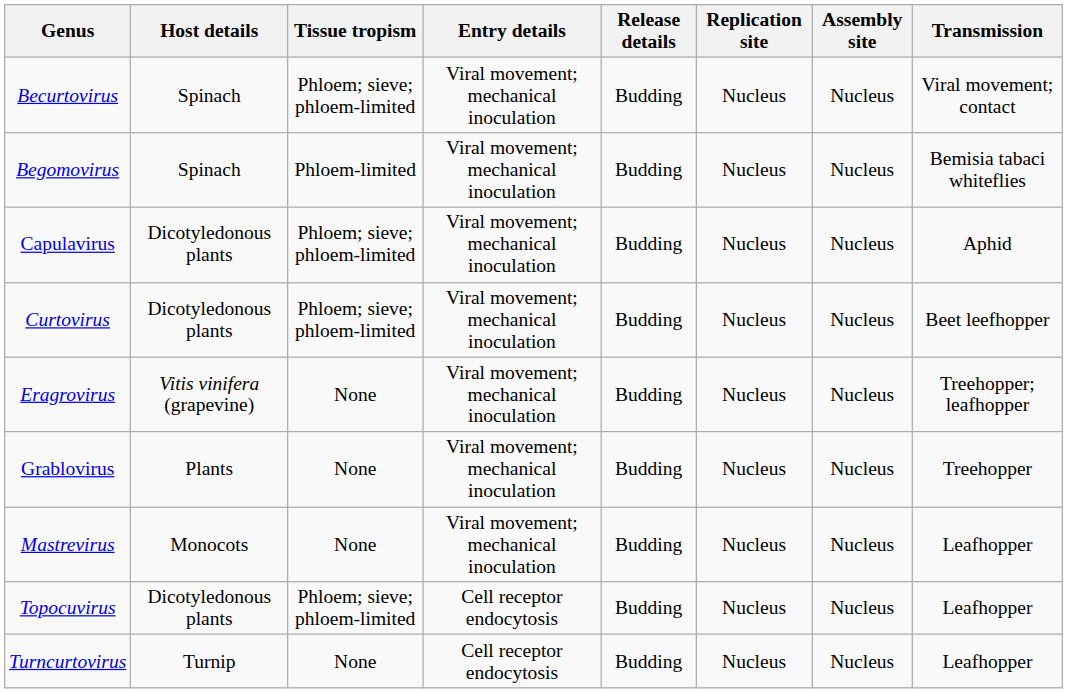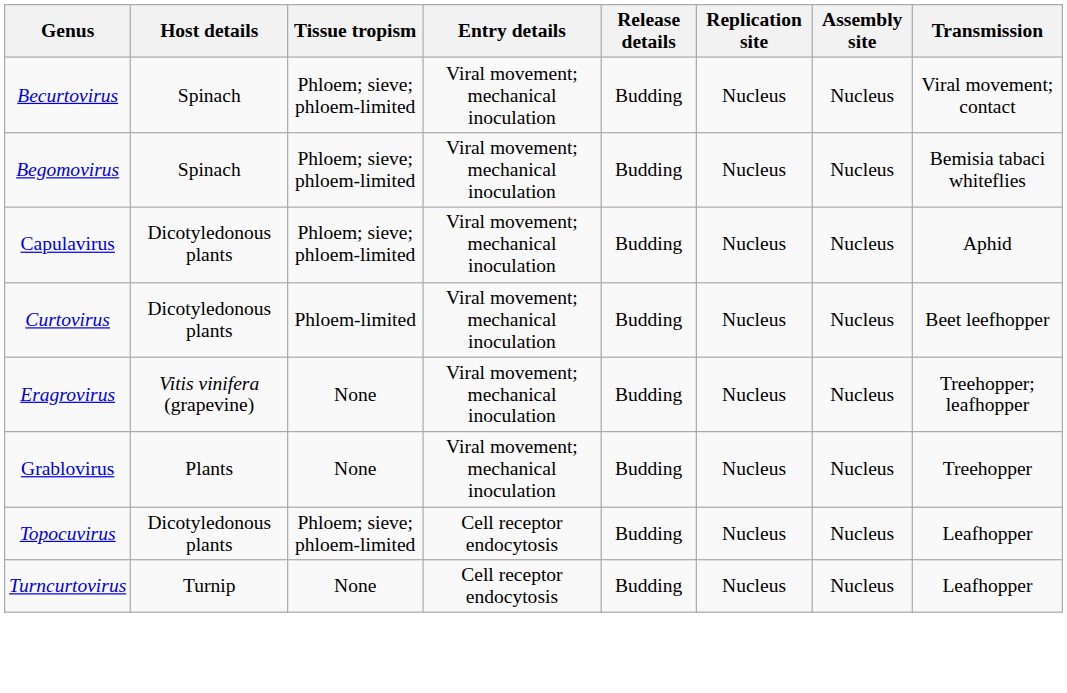(355, 169) Phloem-limited -> (355, 169) Phloem; sieve; phloem-limited
(355, 319) Phloem; sieve; phloem-limited -> (355, 319) Phloem-limited
- row: (68, 544)
